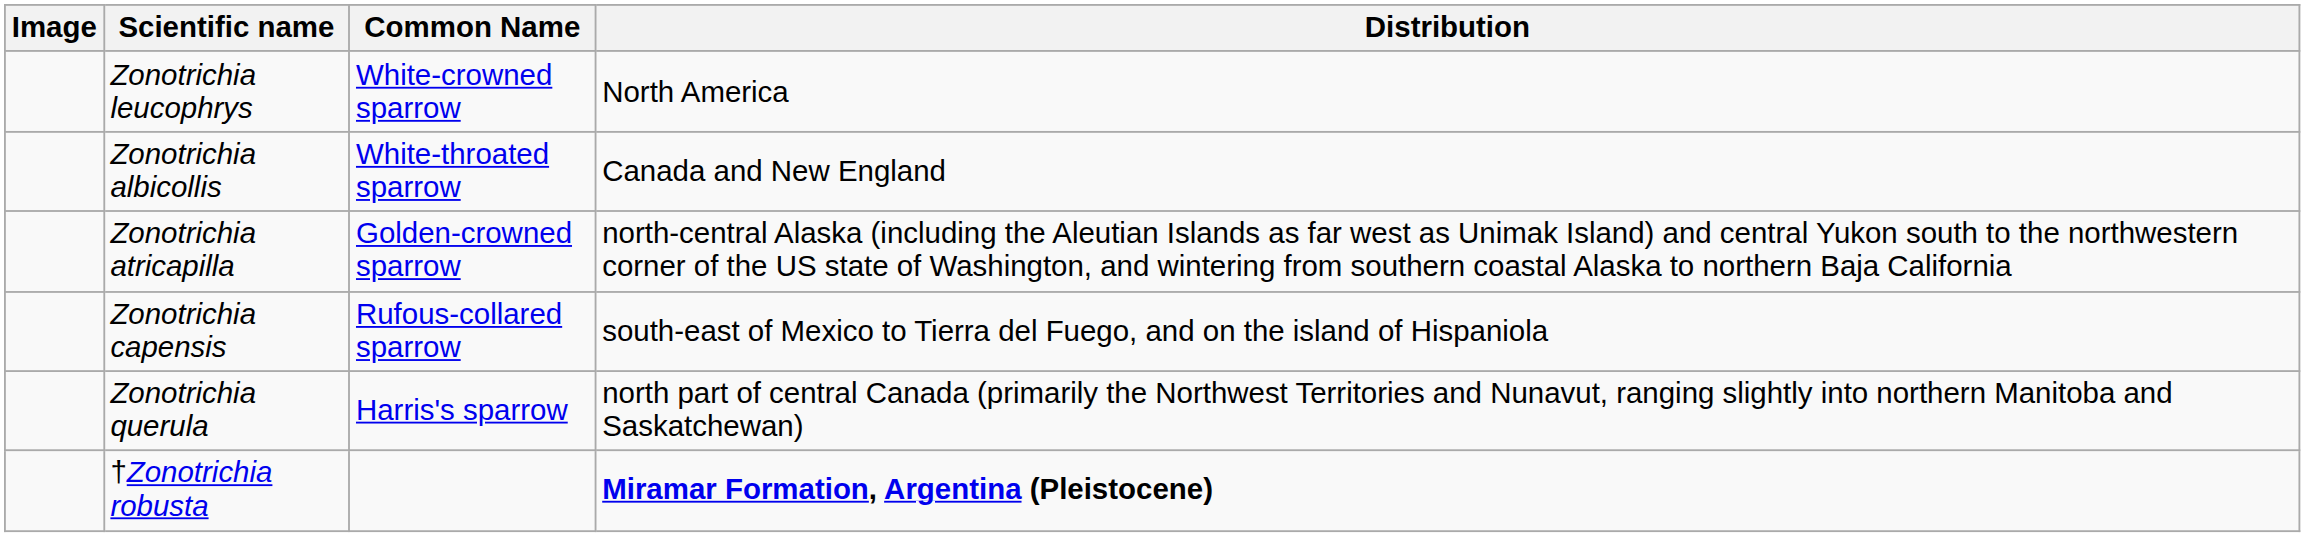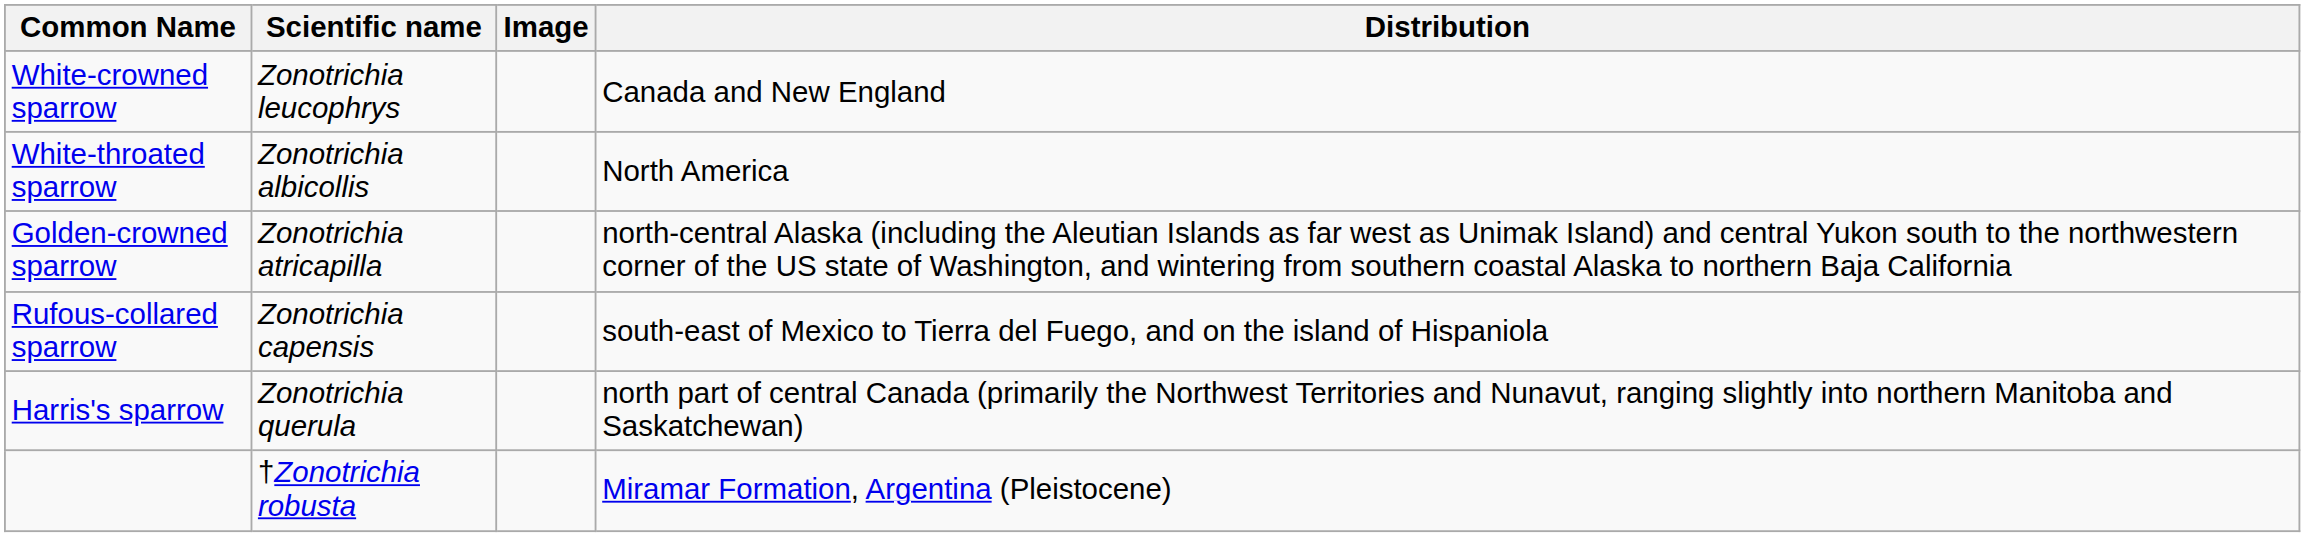columns swapped: (54, 27) <-> (472, 27)
(695, 91) North America -> (774, 91) Canada and New England
(774, 170) Canada and New England -> (695, 170) North America
(908, 490) bold -> (887, 490) normal
